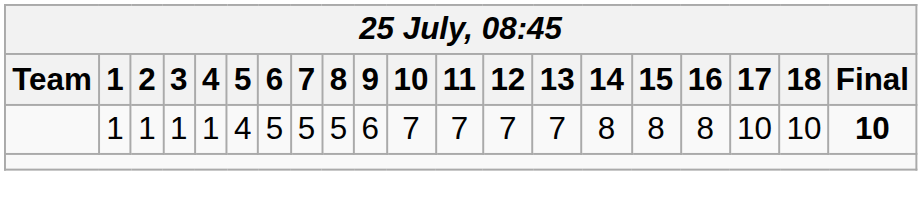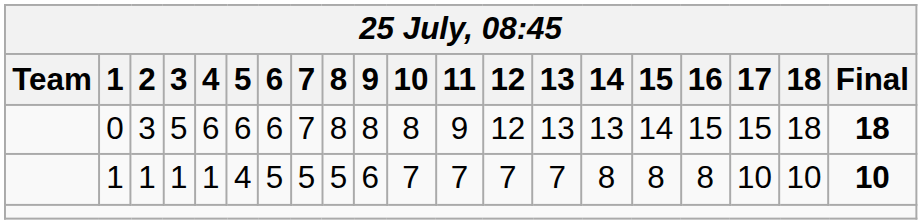+ row: (115, 128)
